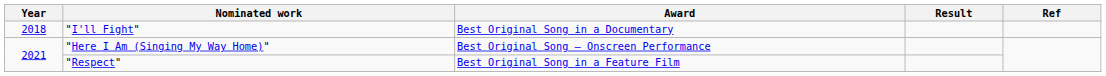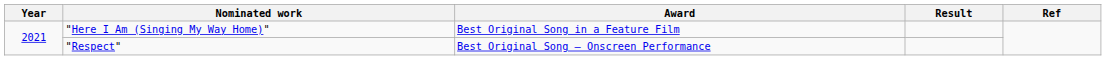- row: (103, 30)
(584, 46) Best Original Song – Onscreen Performance -> (568, 30) Best Original Song in a Feature Film
(568, 63) Best Original Song in a Feature Film -> (584, 46) Best Original Song – Onscreen Performance
